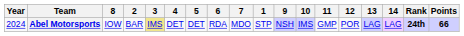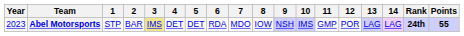columns swapped: (263, 11) <-> (113, 11)
(16, 24) 2024 -> (16, 24) 2023
(444, 24) 66 -> (444, 24) 55
